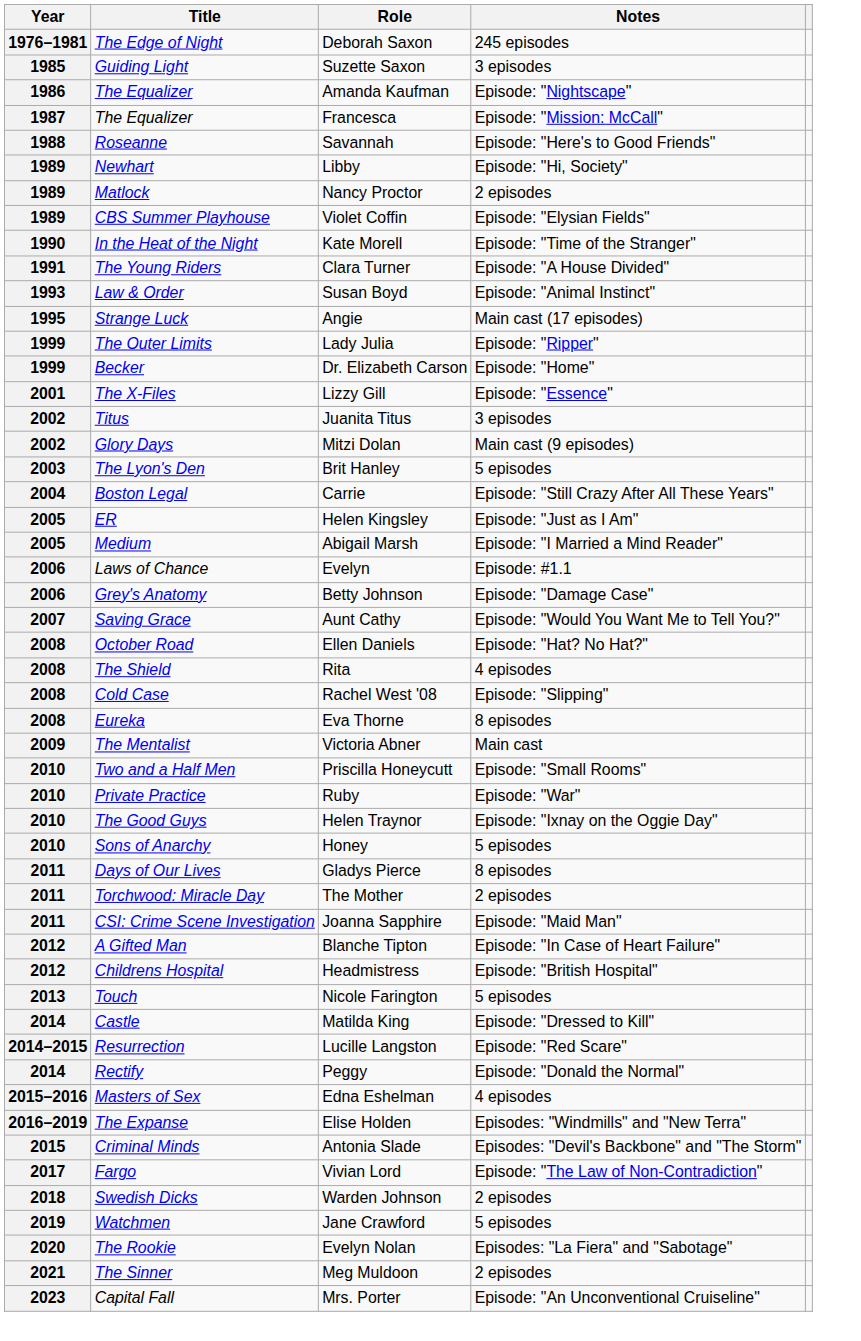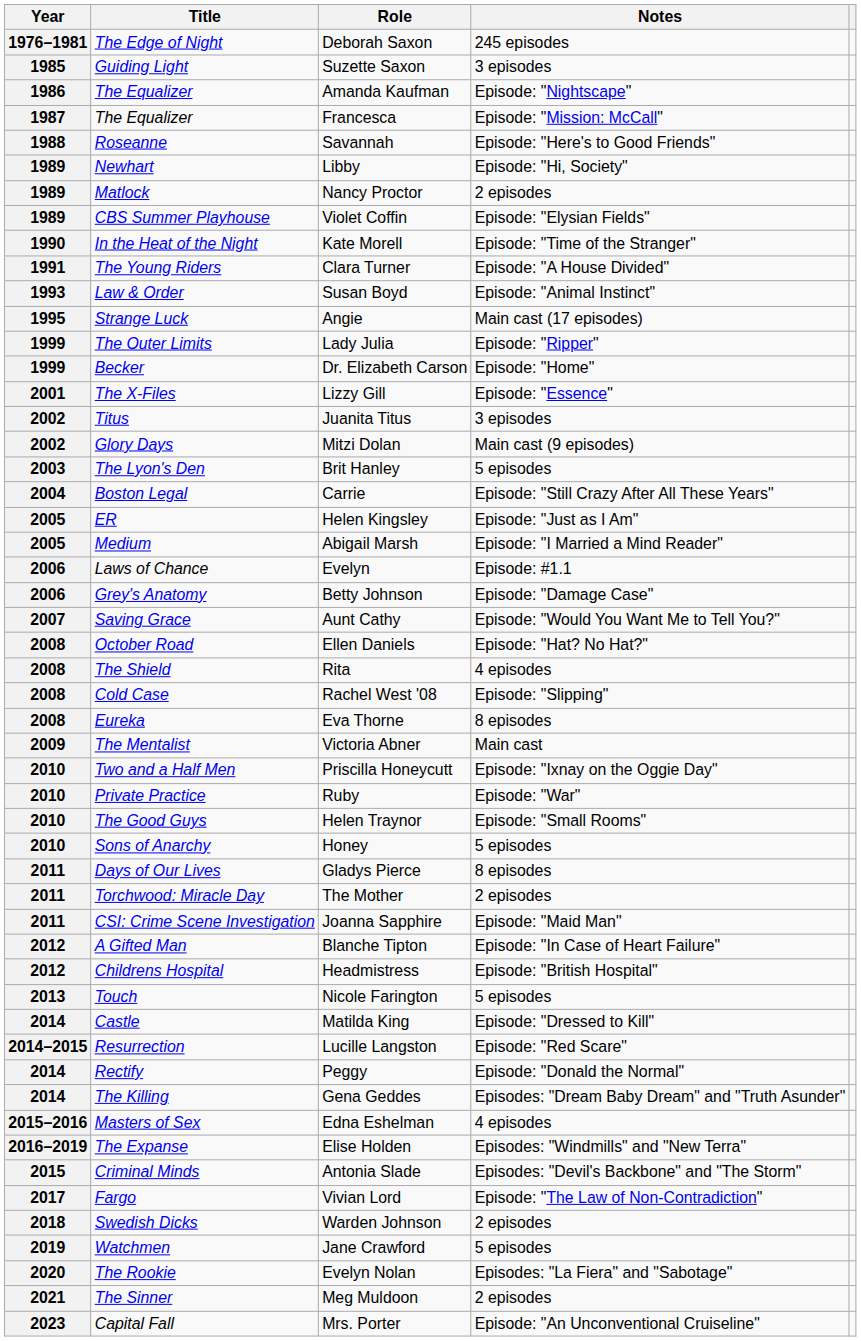(560, 770) Episode: "Small Rooms" -> (596, 770) Episode: "Ixnay on the Oggie Day"
(596, 820) Episode: "Ixnay on the Oggie Day" -> (560, 820) Episode: "Small Rooms"
+ row: (371, 1097)
